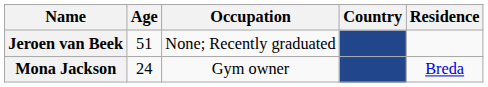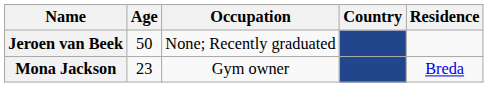(144, 43) 51 -> (144, 43) 50
(144, 69) 24 -> (144, 69) 23
